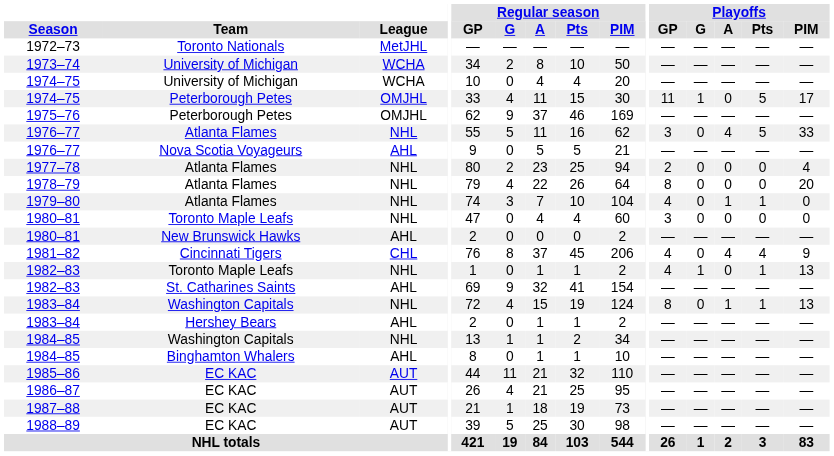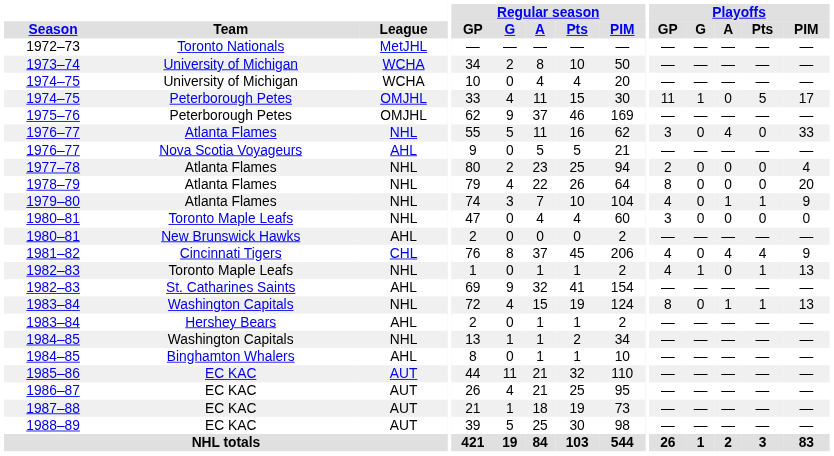(762, 133) 5 -> (762, 133) 0
(806, 201) 0 -> (806, 201) 9
